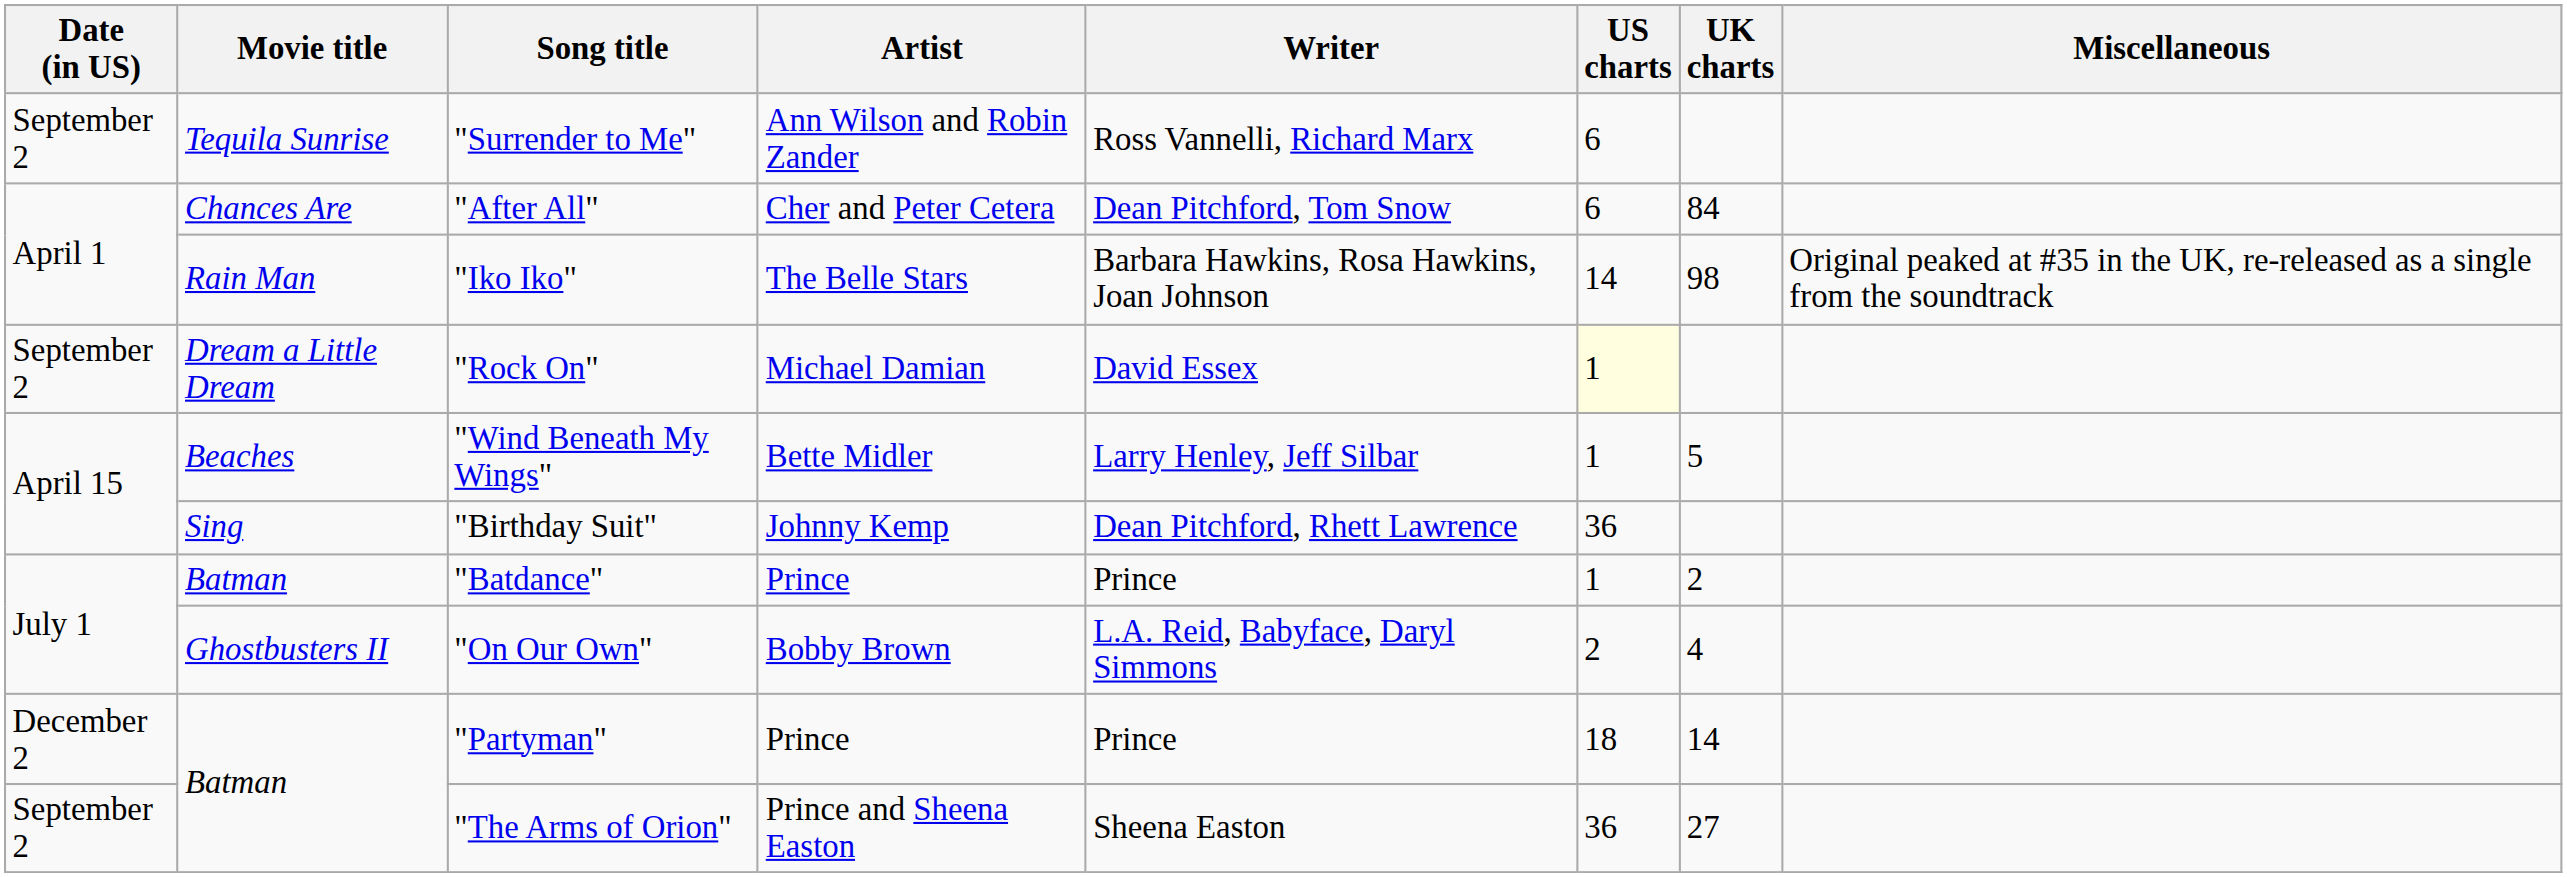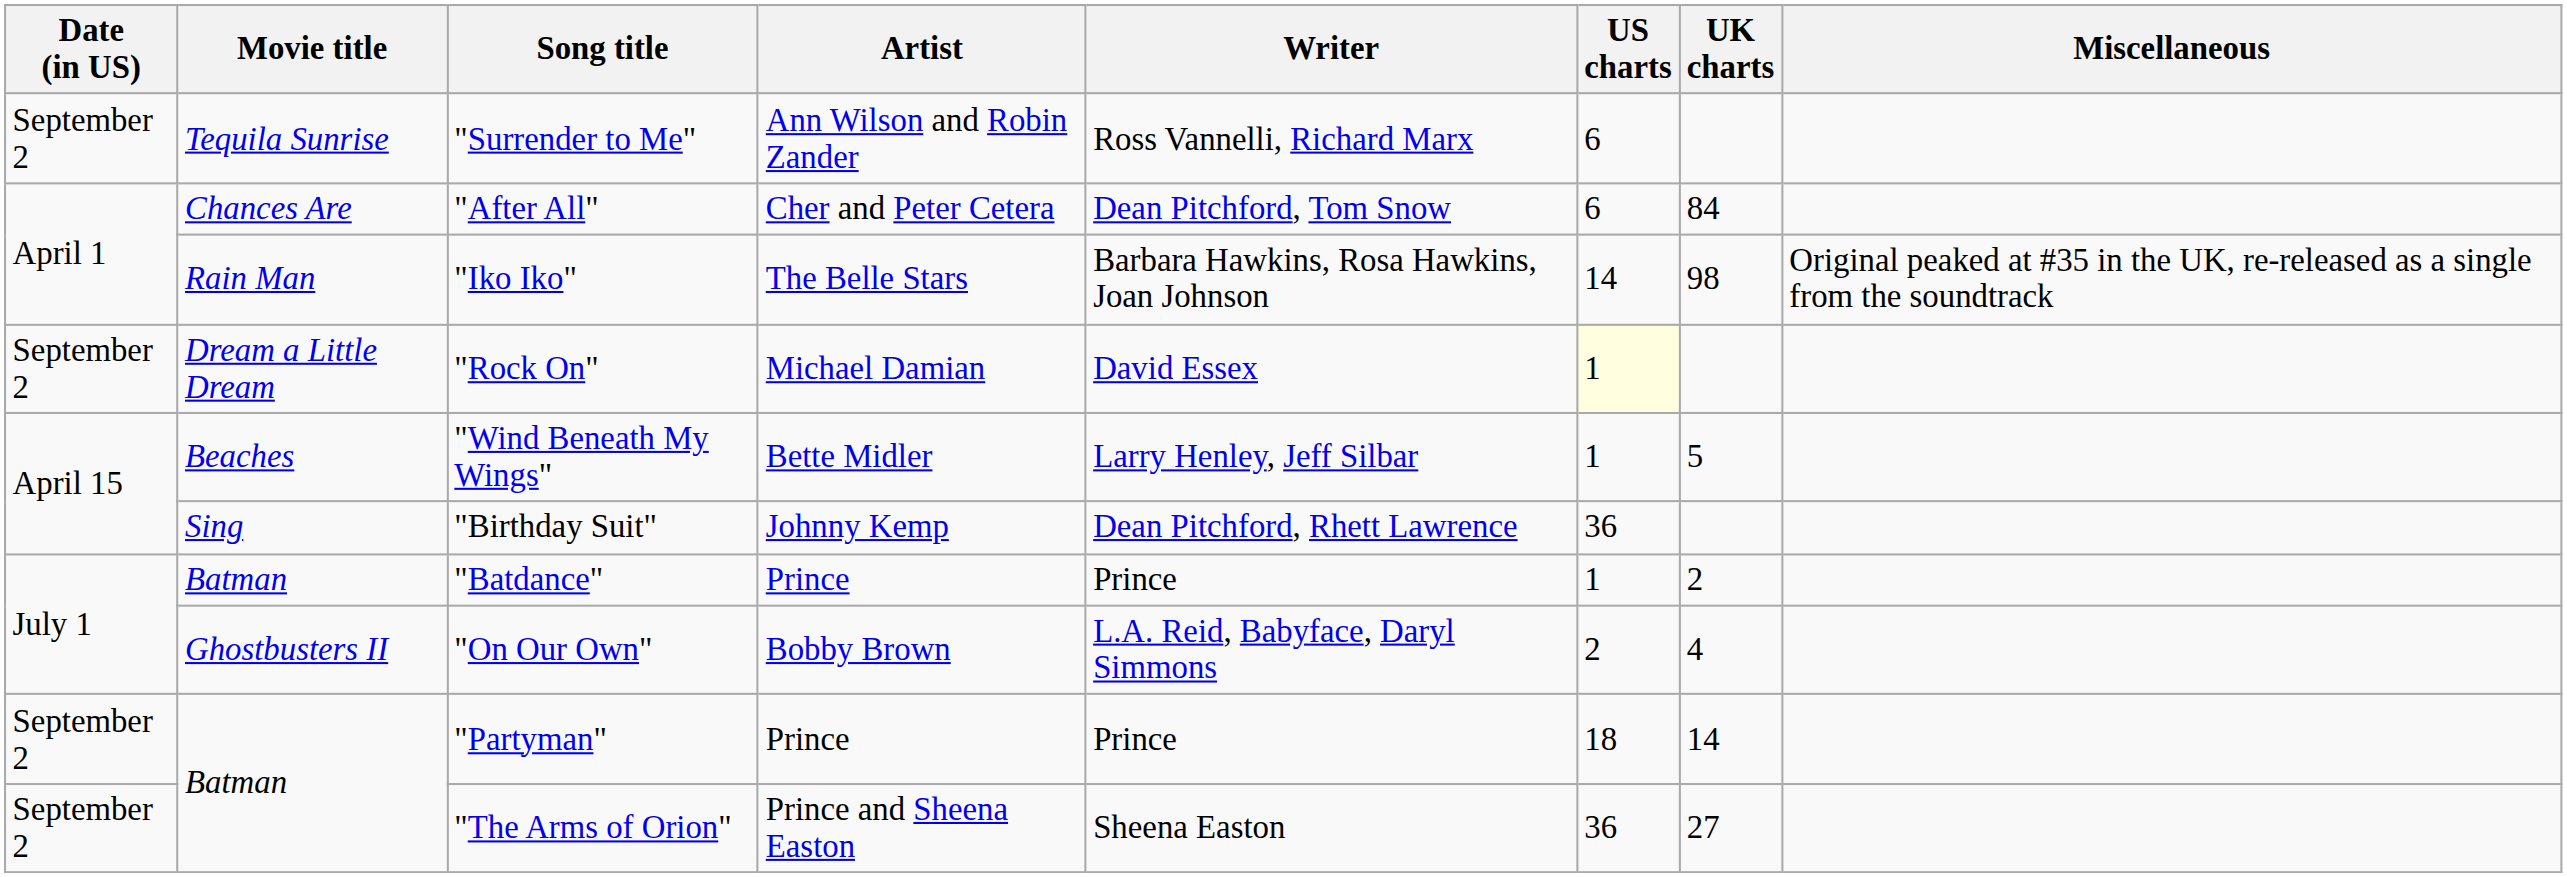(80, 738) December 2 -> (83, 738) September 2
